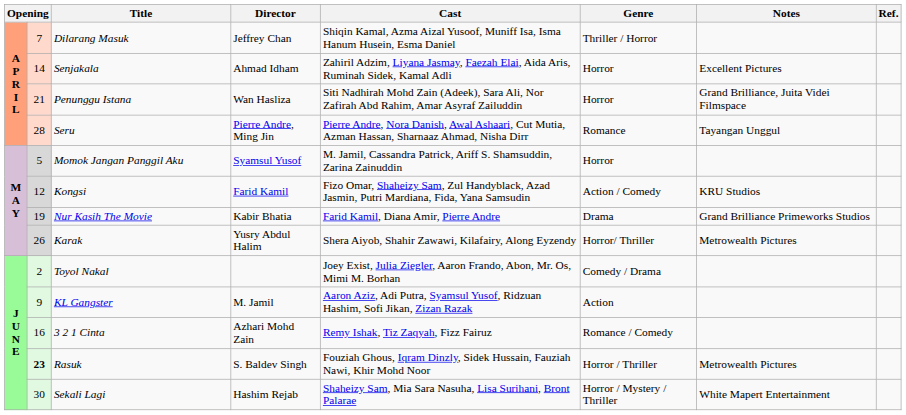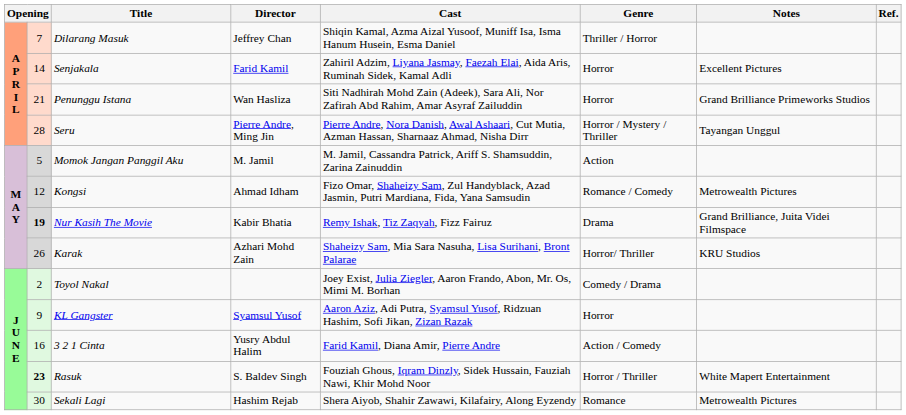(266, 68) Ahmad Idham -> (261, 68) Farid Kamil
(764, 99) Grand Brilliance, Juita Videi Filmspace -> (785, 99) Grand Brilliance Primeworks Studios
(604, 130) Romance -> (624, 130) Horror / Mystery / Thriller
(267, 161) Syamsul Yusof -> (253, 161) M. Jamil
(598, 161) Horror -> (598, 161) Action
(261, 191) Farid Kamil -> (266, 191) Ahmad Idham
(622, 191) Action / Comedy -> (628, 191) Romance / Comedy
(730, 191) KRU Studios -> (748, 191) Metrowealth Pictures
(39, 216) normal -> (39, 222) bold
(411, 216) Farid Kamil, Diana Amir, Pierre Andre -> (407, 222) Remy Ishak, Tiz Zaqyah, Fizz Fairuz
(785, 216) Grand Brilliance Primeworks Studios -> (764, 222) Grand Brilliance, Juita Videi Filmspace
(262, 240) Yusry Abdul Halim -> (264, 253) Azhari Mohd Zain
(450, 240) Shera Aiyob, Shahir Zawawi, Kilafairy, Along Eyzendy -> (446, 253) Shaheizy Sam, Mia Sara Nasuha, Lisa Surihani, Bront Palarae
(748, 240) Metrowealth Pictures -> (730, 253) KRU Studios
(253, 302) M. Jamil -> (267, 315) Syamsul Yusof
(598, 302) Action -> (598, 315) Horror
(264, 333) Azhari Mohd Zain -> (262, 345) Yusry Abdul Halim
(407, 333) Remy Ishak, Tiz Zaqyah, Fizz Fairuz -> (411, 345) Farid Kamil, Diana Amir, Pierre Andre
(628, 333) Romance / Comedy -> (622, 345) Action / Comedy
(748, 363) Metrowealth Pictures -> (765, 376) White Mapert Entertainment
(446, 394) Shaheizy Sam, Mia Sara Nasuha, Lisa Surihani, Bront Palarae -> (450, 401) Shera Aiyob, Shahir Zawawi, Kilafairy, Along Eyzendy
(624, 394) Horror / Mystery / Thriller -> (604, 401) Romance
(765, 394) White Mapert Entertainment -> (748, 401) Metrowealth Pictures
